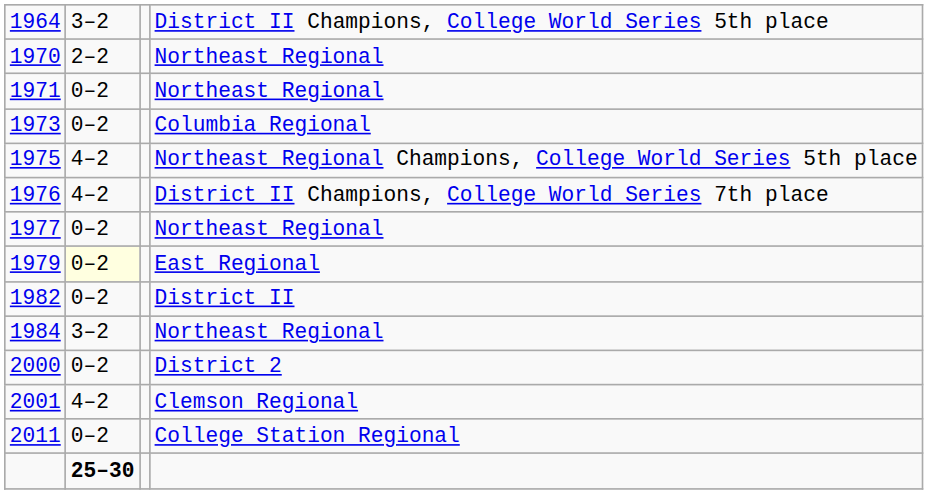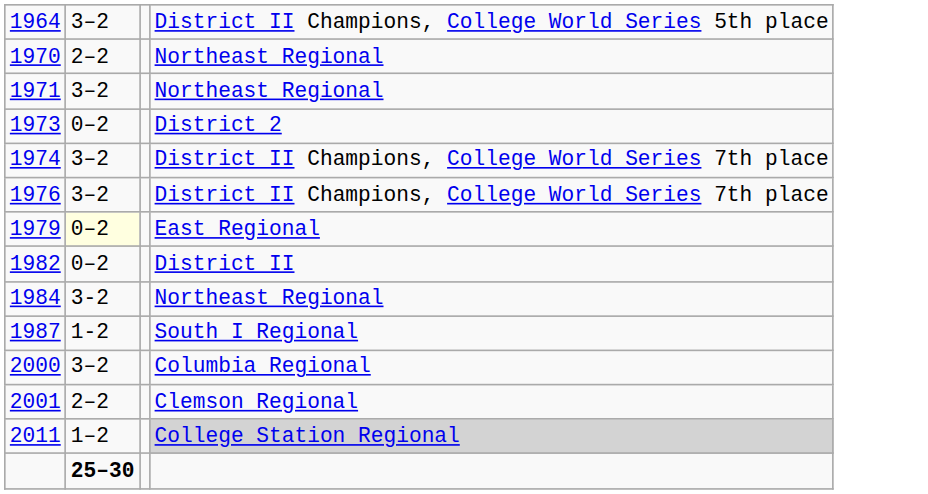(90, 91) 0–2 -> (90, 91) 3–2
(263, 126) Columbia Regional -> (218, 126) District 2
+ row: (35, 160)
- row: (35, 160)
(90, 195) 4–2 -> (90, 195) 3–2
- row: (35, 229)
(90, 333) 3–2 -> (90, 298) 3-2
+ row: (35, 333)
(90, 367) 0–2 -> (90, 367) 3–2
(218, 367) District 2 -> (263, 367) Columbia Regional
(90, 402) 4–2 -> (90, 402) 2–2
(90, 437) 0–2 -> (90, 437) 1–2
(307, 437) no background -> (307, 437) lightgrey background
